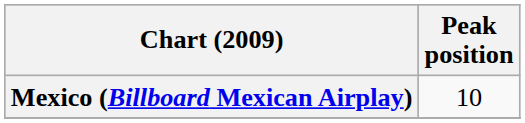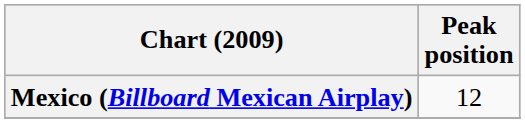(469, 96) 10 -> (469, 96) 12
